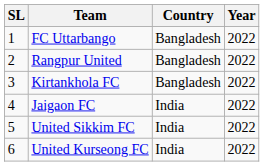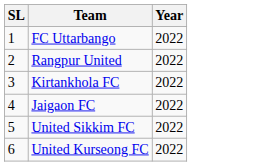- column: (188, 15)
